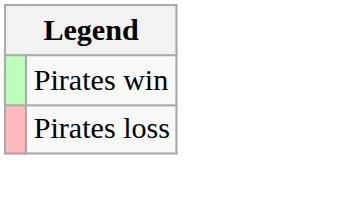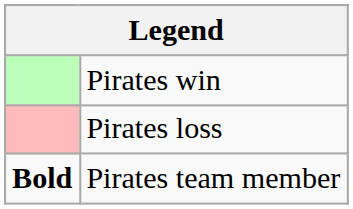+ row: (213, 178)
